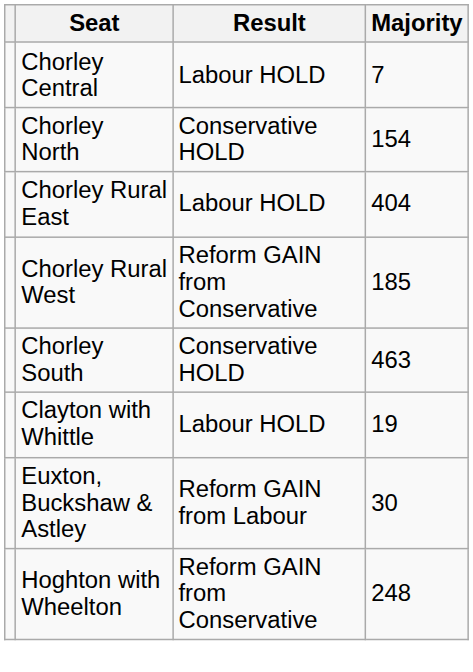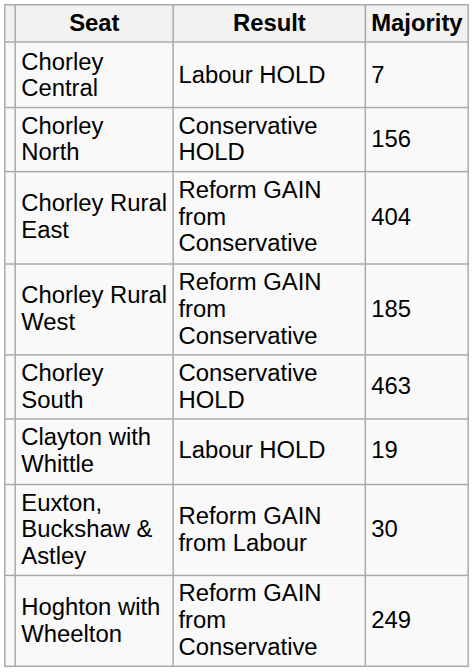(391, 139) 154 -> (391, 139) 156
(252, 203) Labour HOLD -> (250, 217) Reform GAIN from Conservative
(391, 594) 248 -> (391, 620) 249
